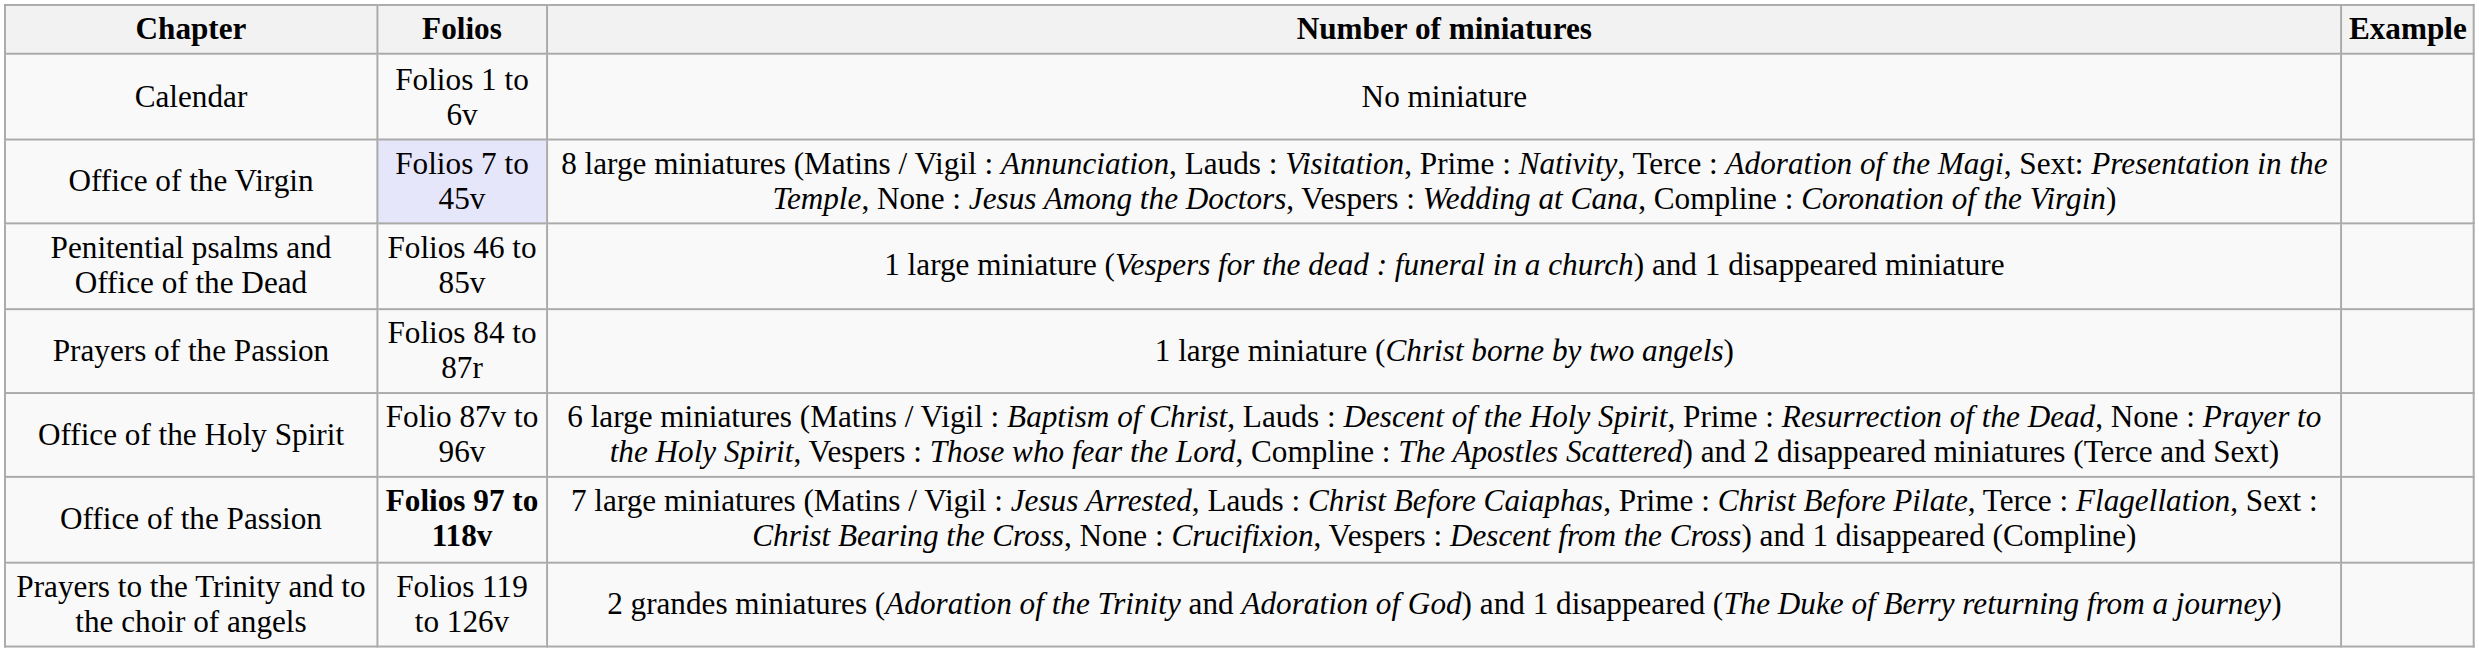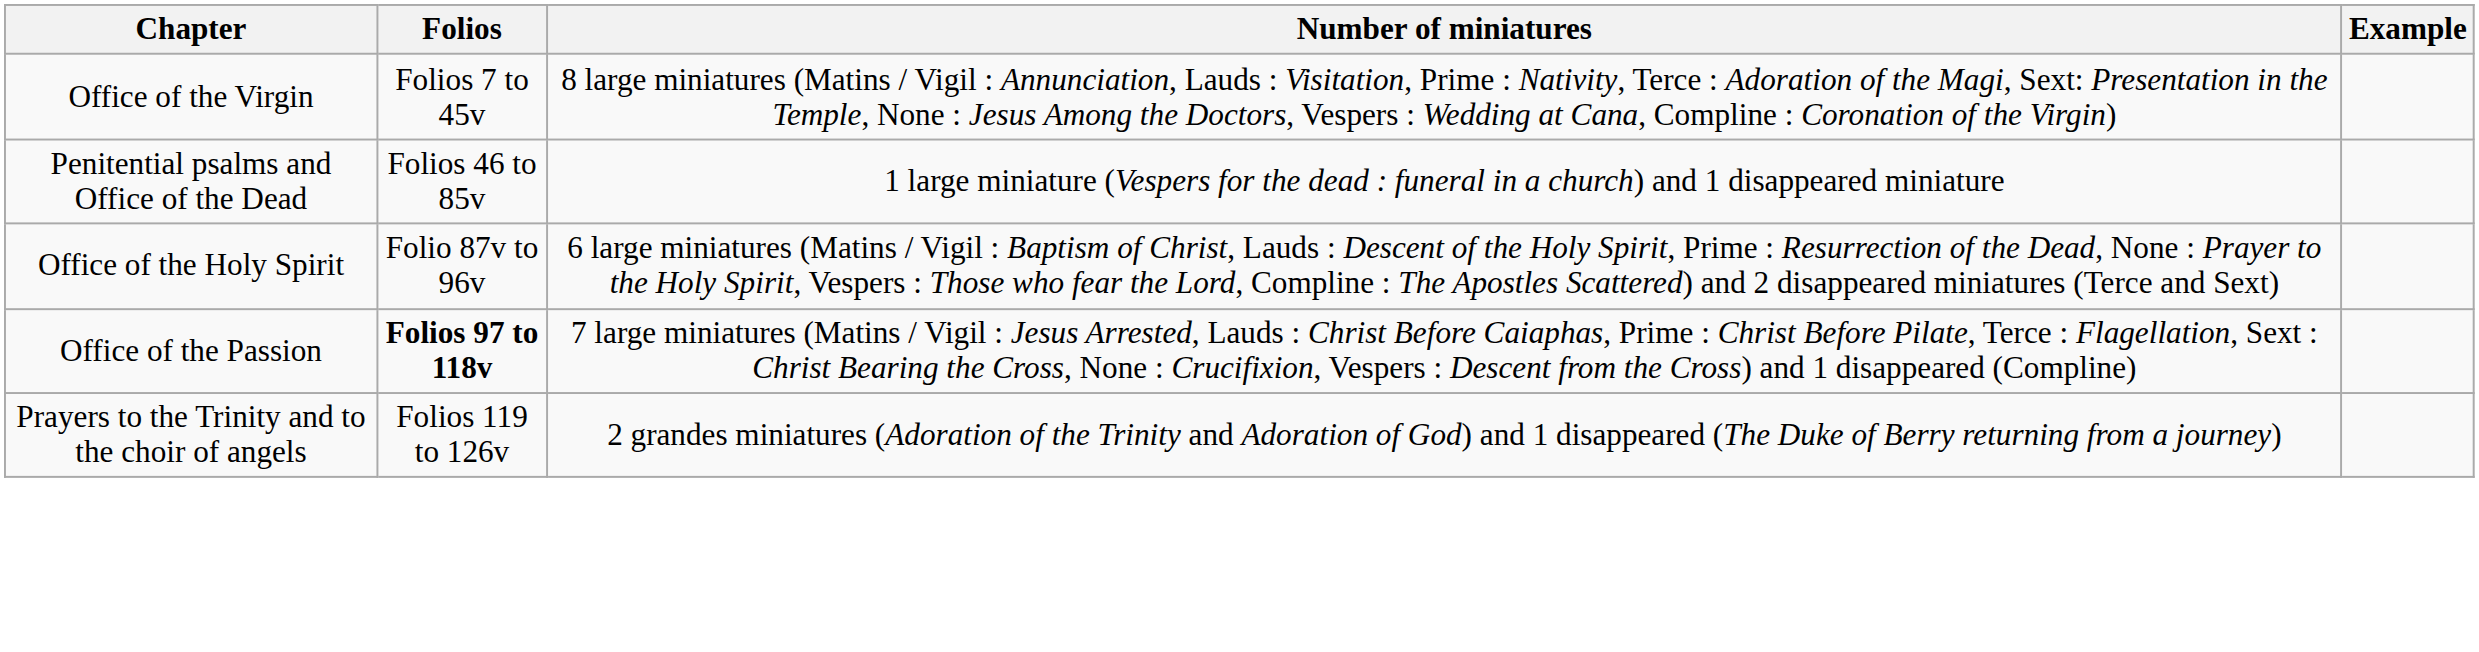- row: (191, 96)
(462, 180) lavender background -> (462, 96) no background
- row: (191, 350)
